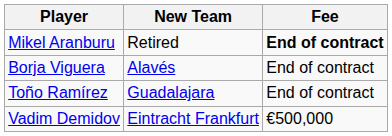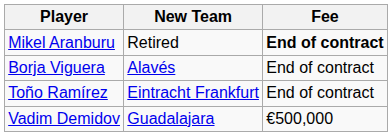(171, 93) Guadalajara -> (193, 93) Eintracht Frankfurt
(193, 118) Eintracht Frankfurt -> (171, 118) Guadalajara
